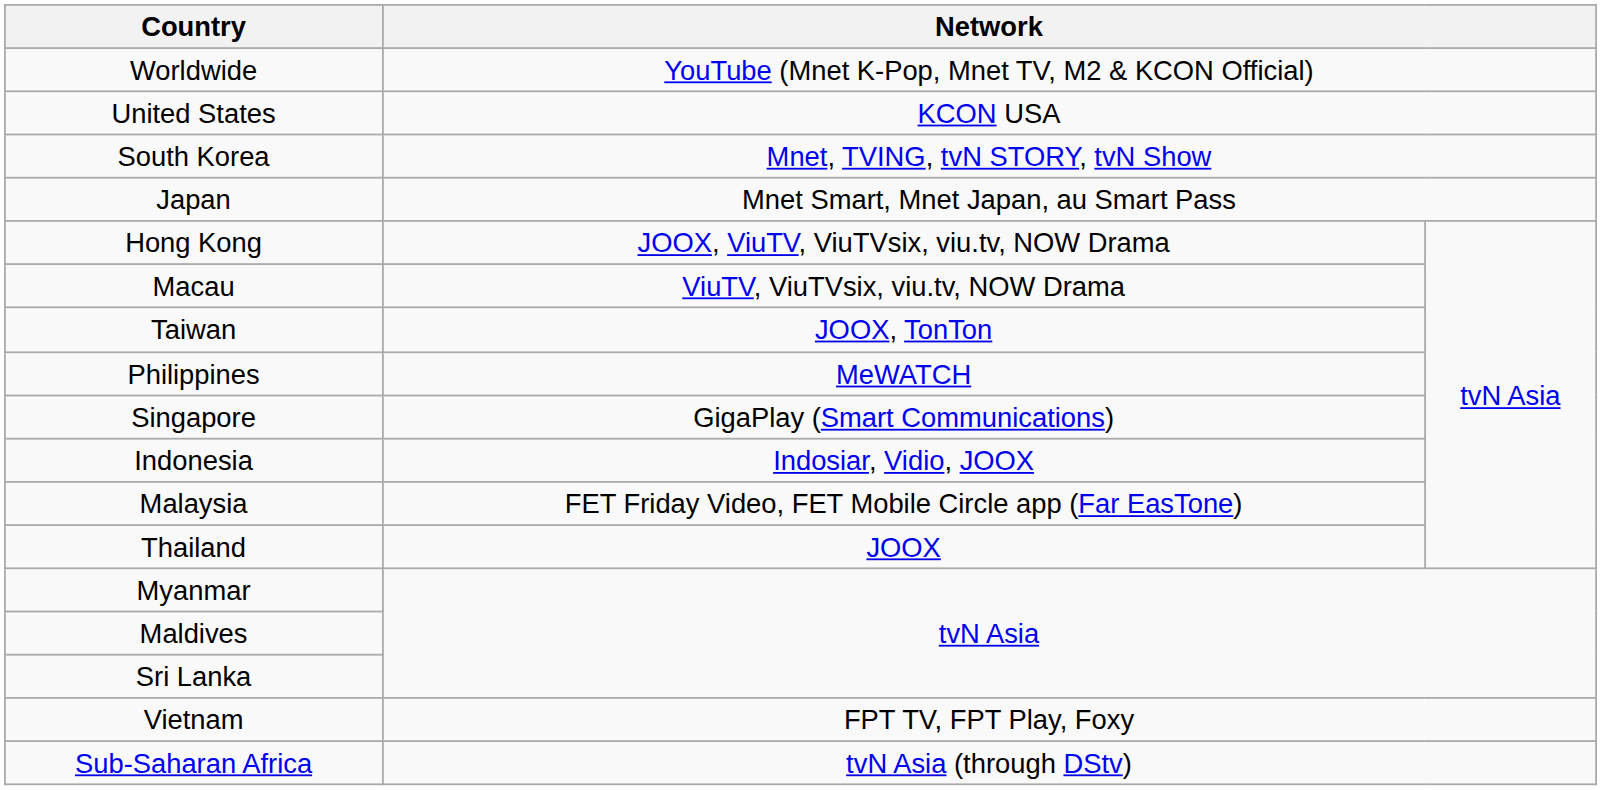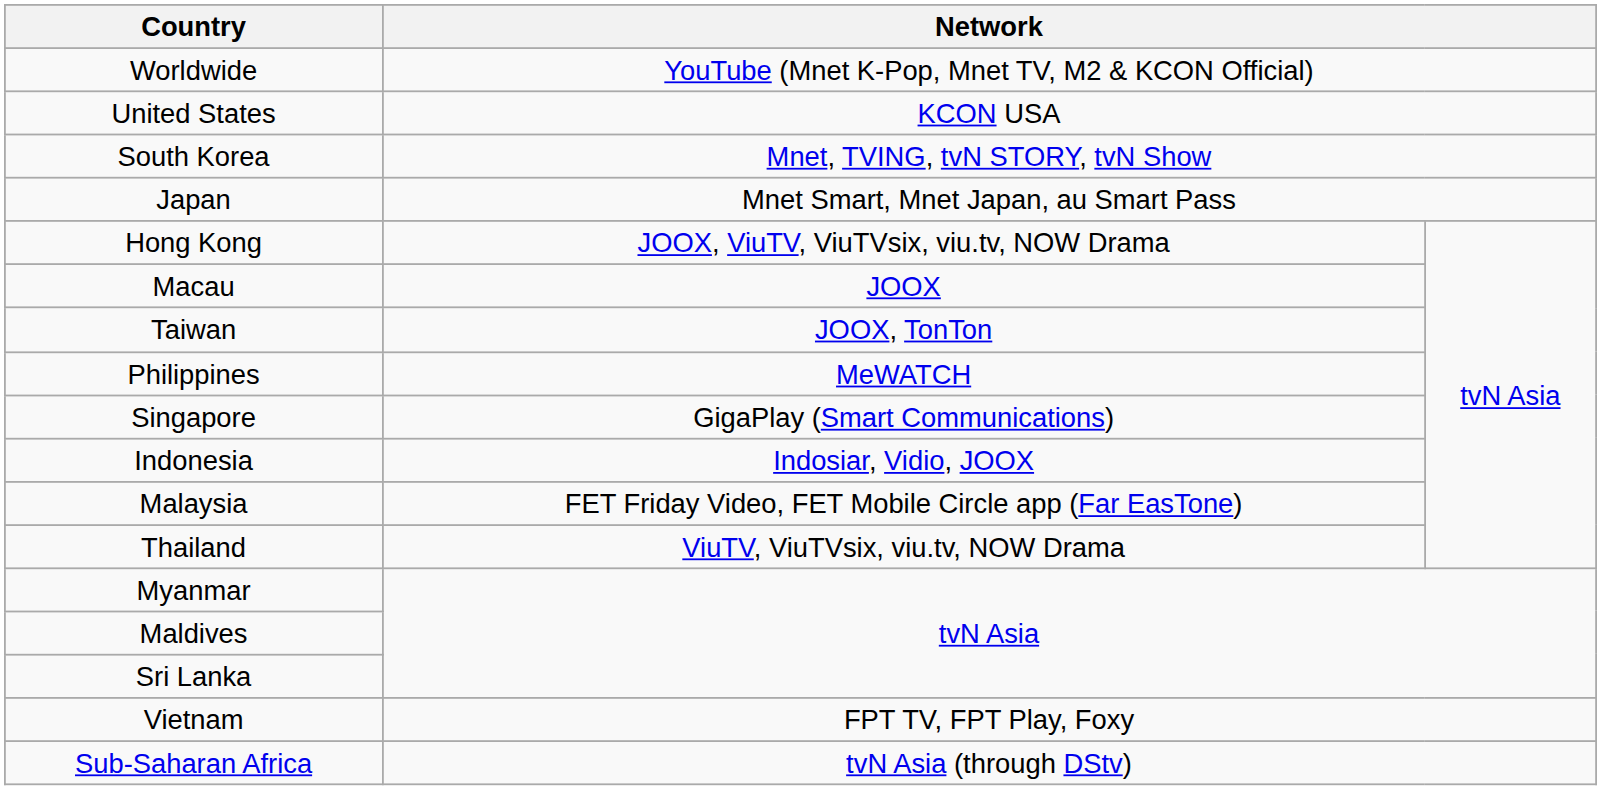(904, 287) ViuTV, ViuTVsix, viu.tv, NOW Drama -> (904, 287) JOOX
(904, 546) JOOX -> (904, 546) ViuTV, ViuTVsix, viu.tv, NOW Drama
